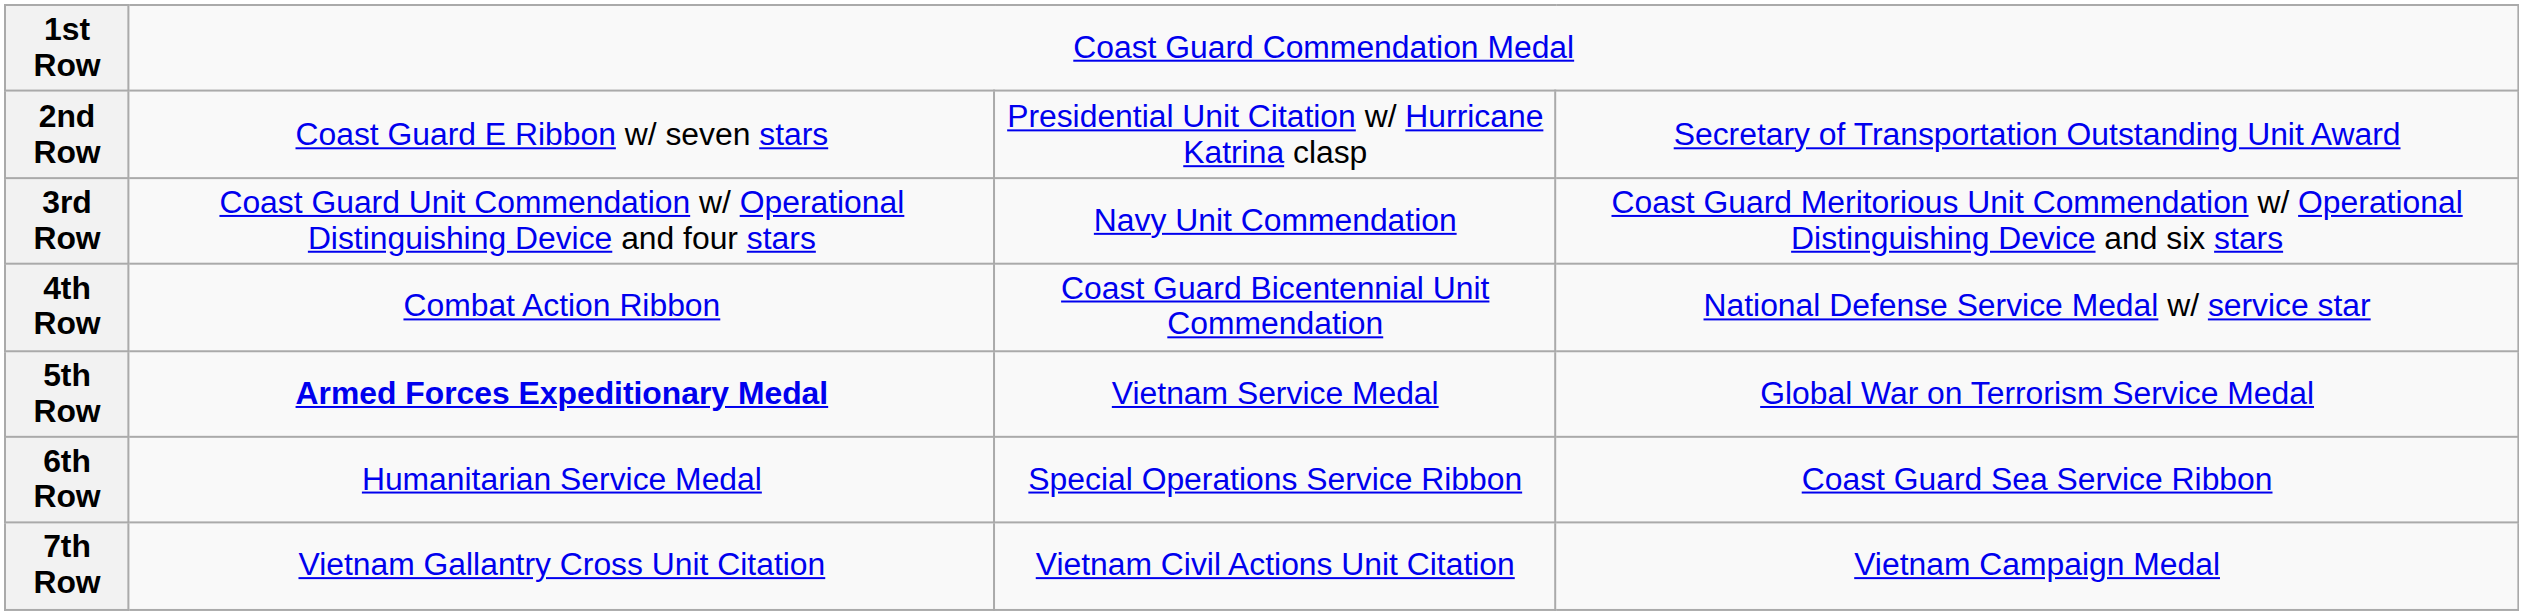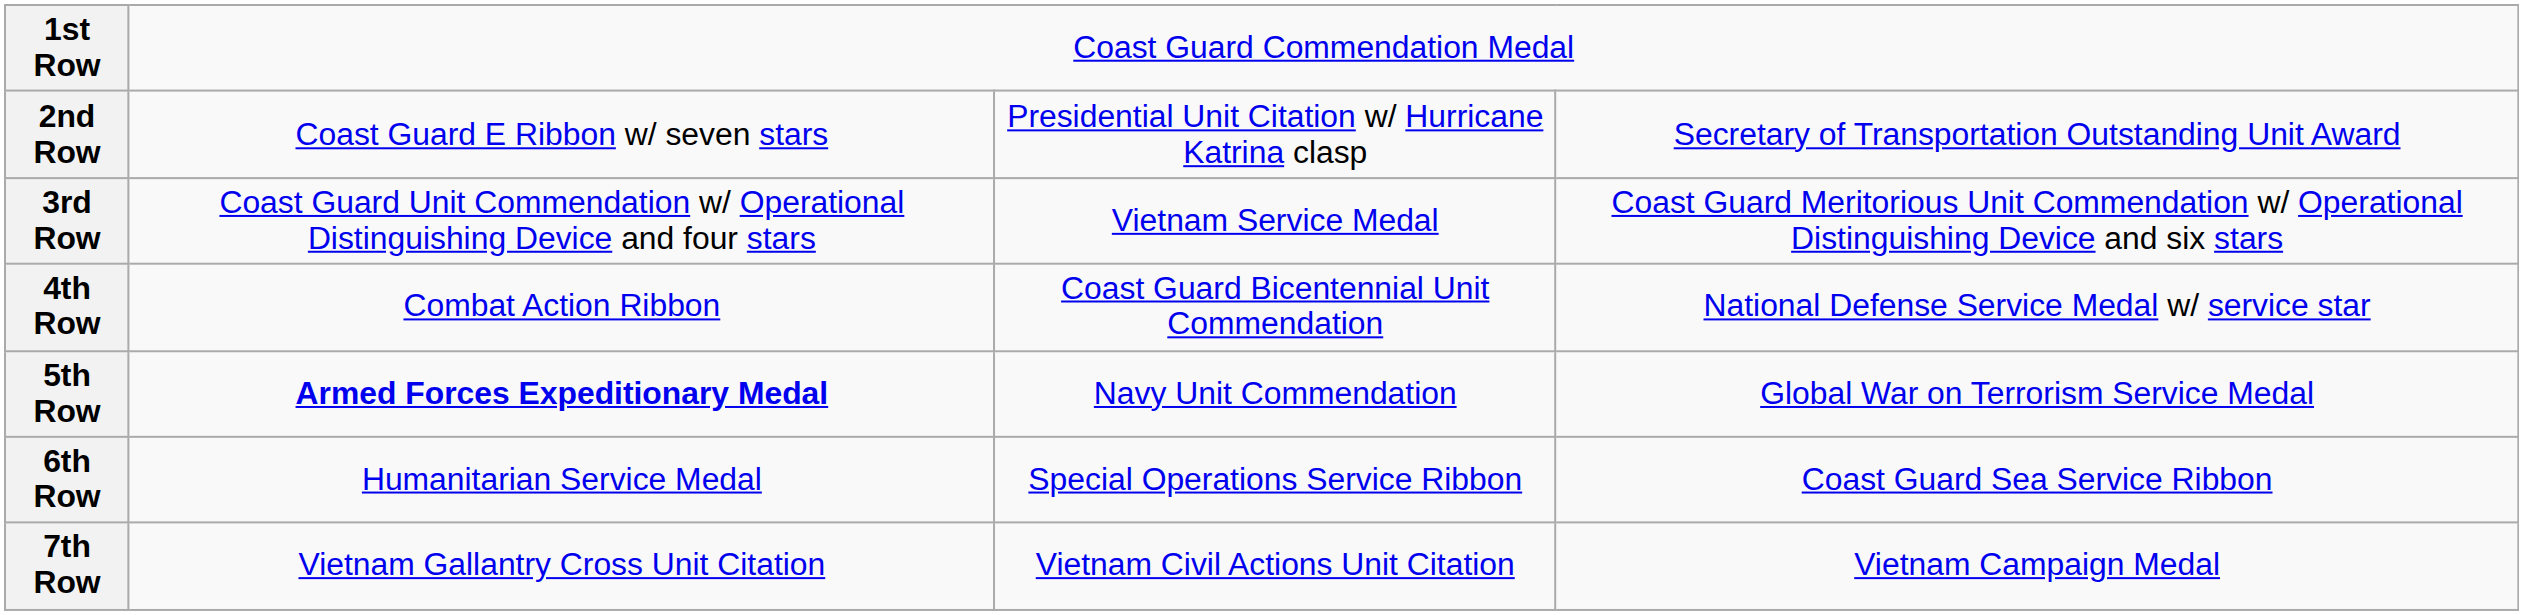(1275, 220) Navy Unit Commendation -> (1275, 220) Vietnam Service Medal
(1275, 392) Vietnam Service Medal -> (1275, 392) Navy Unit Commendation
